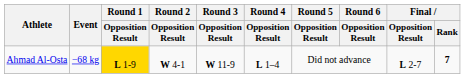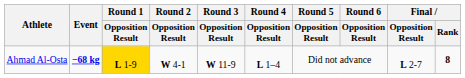(85, 60) normal -> (86, 60) bold
(447, 60) 7 -> (448, 60) 8
